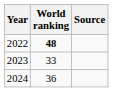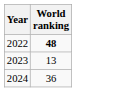- column: (90, 19)
(51, 61) 33 -> (51, 61) 13
